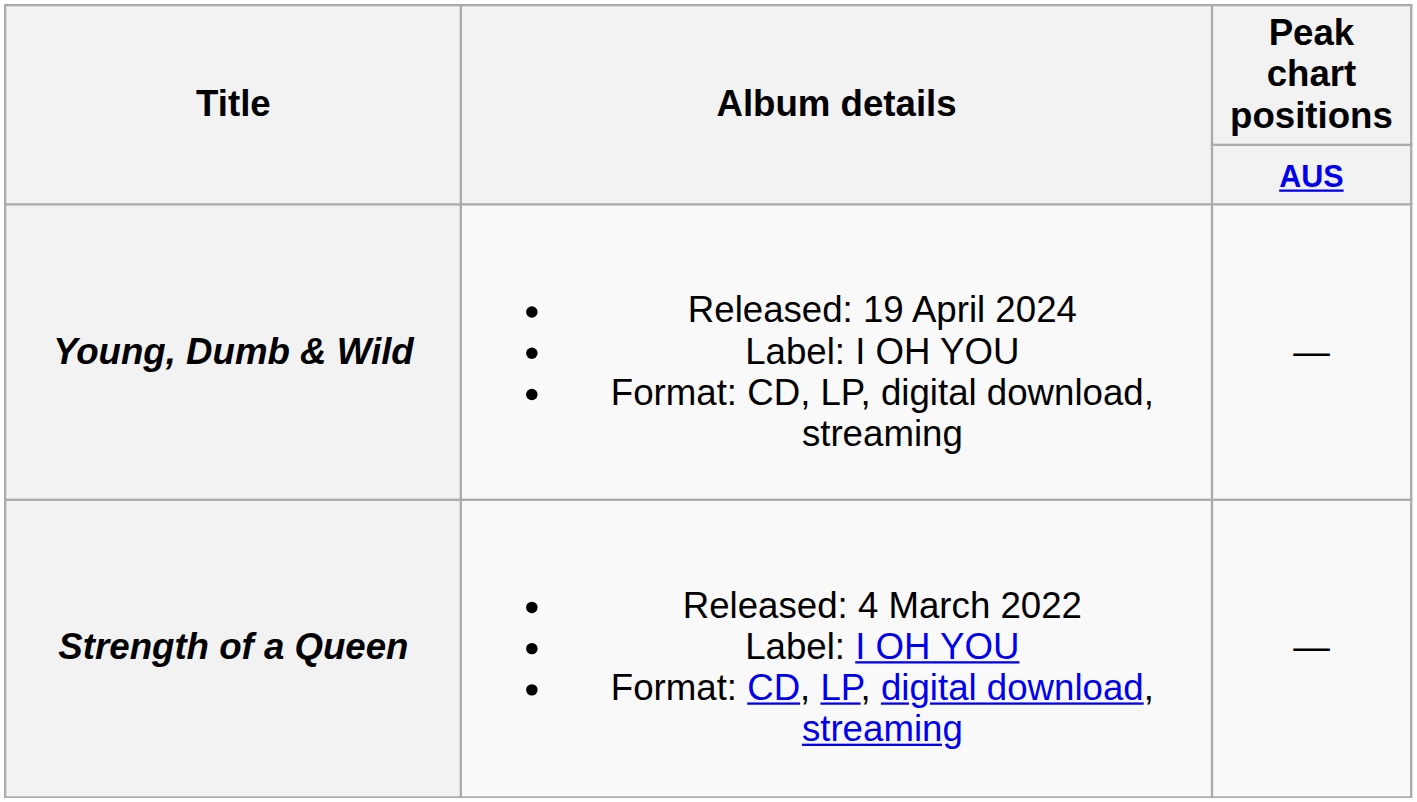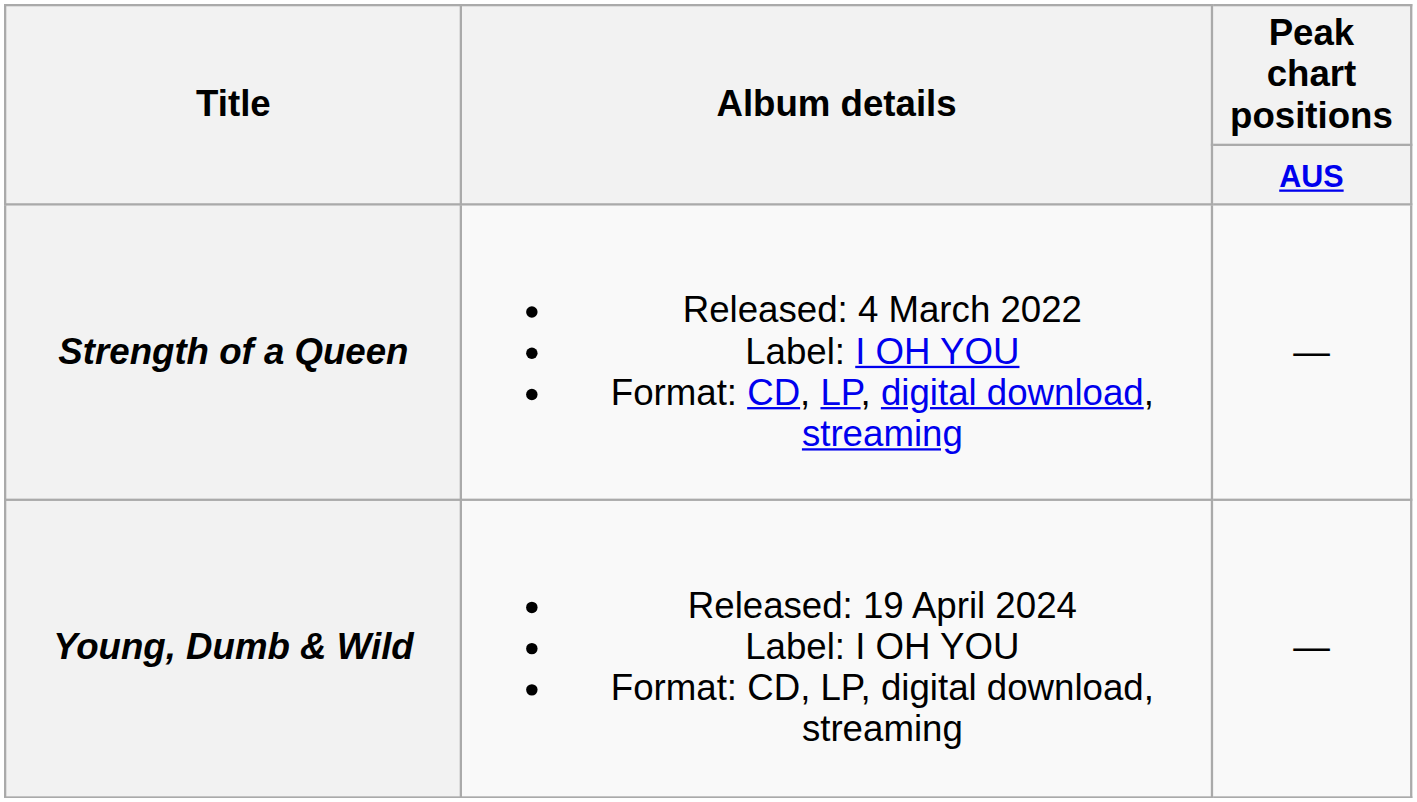rows swapped: (233, 647) <-> (233, 351)
